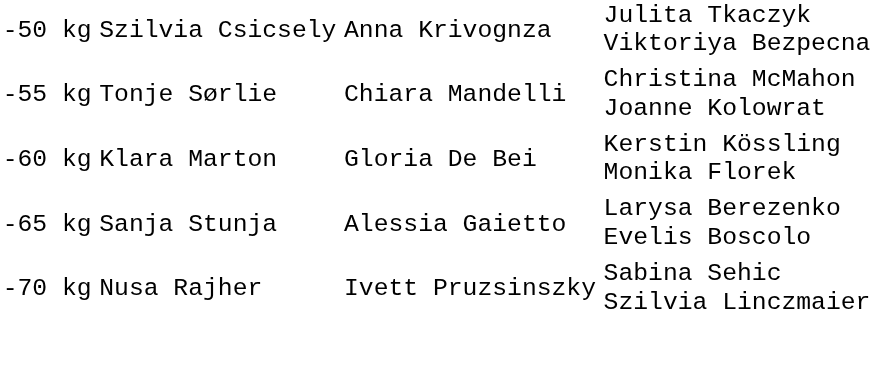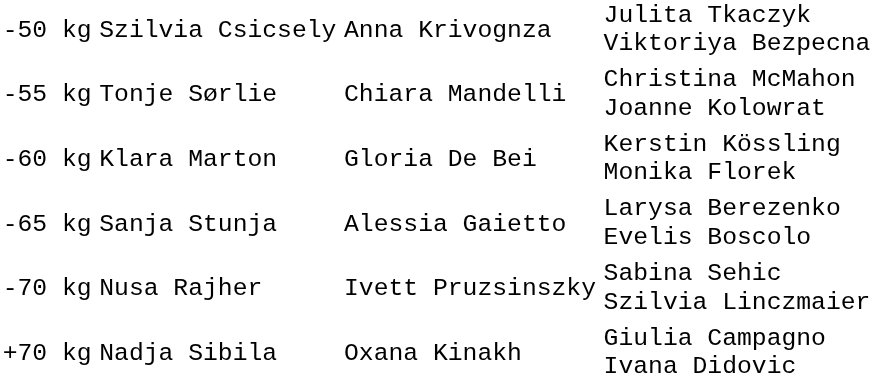+ row: (47, 352)
